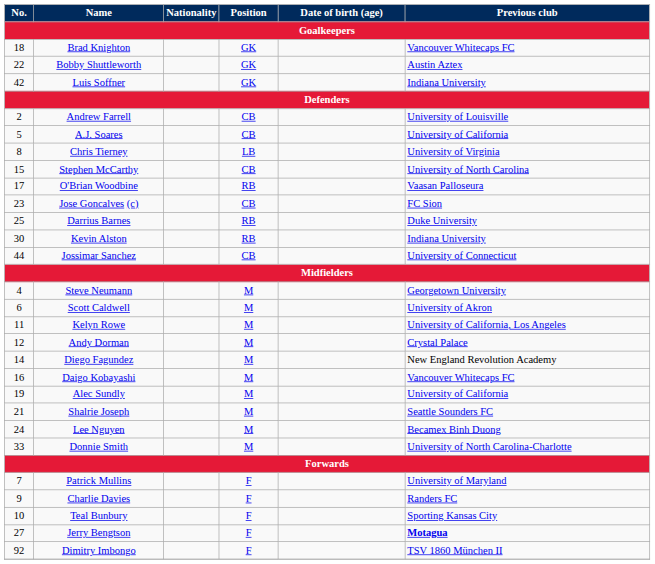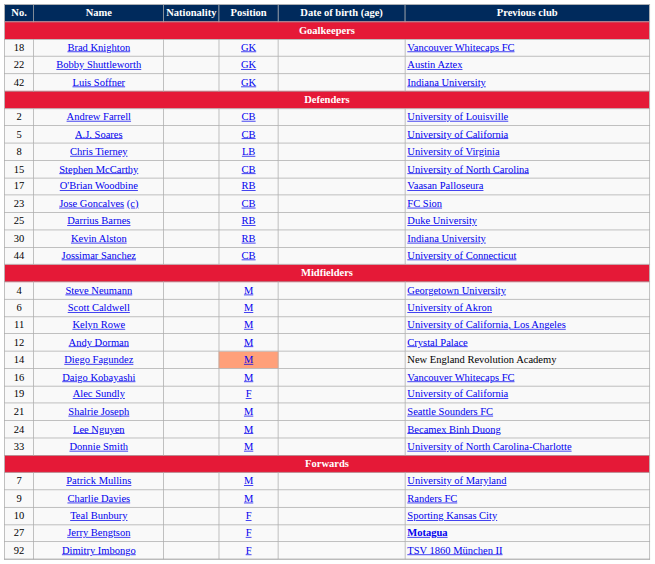(249, 360) no background -> (249, 360) lightsalmon background
(249, 394) M -> (249, 394) F
(249, 481) F -> (249, 481) M
(249, 499) F -> (249, 499) M
